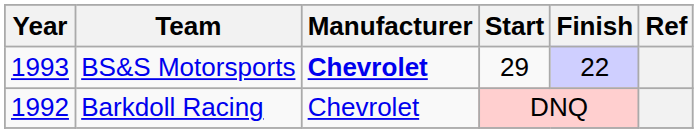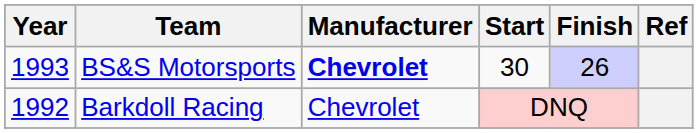(515, 67) 29 -> (515, 67) 30
(595, 67) 22 -> (595, 67) 26
